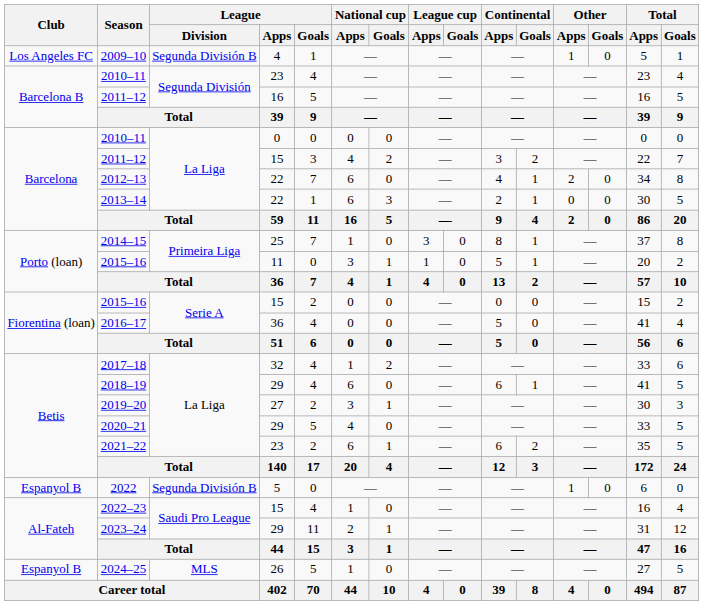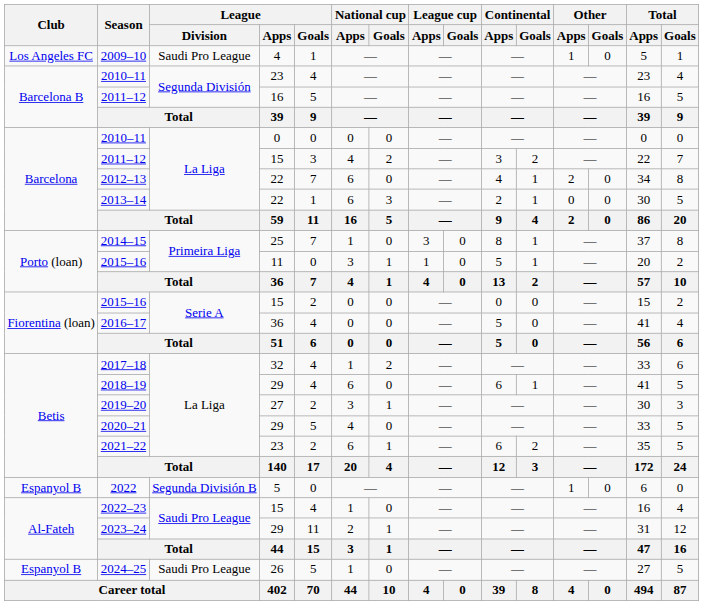(204, 55) Segunda División B -> (204, 55) Saudi Pro League
(204, 569) MLS -> (204, 569) Saudi Pro League
